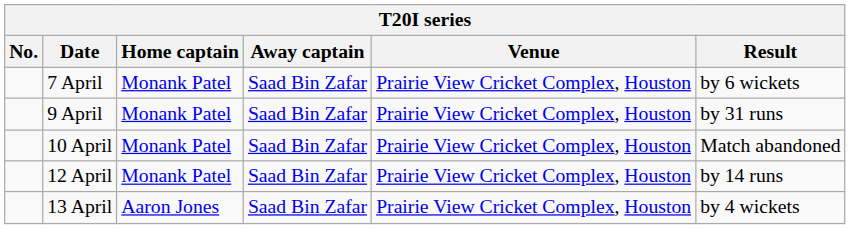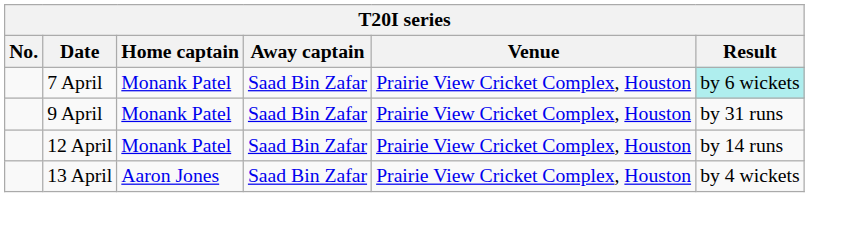(750, 82) no background -> (750, 82) paleturquoise background
- row: (80, 144)
